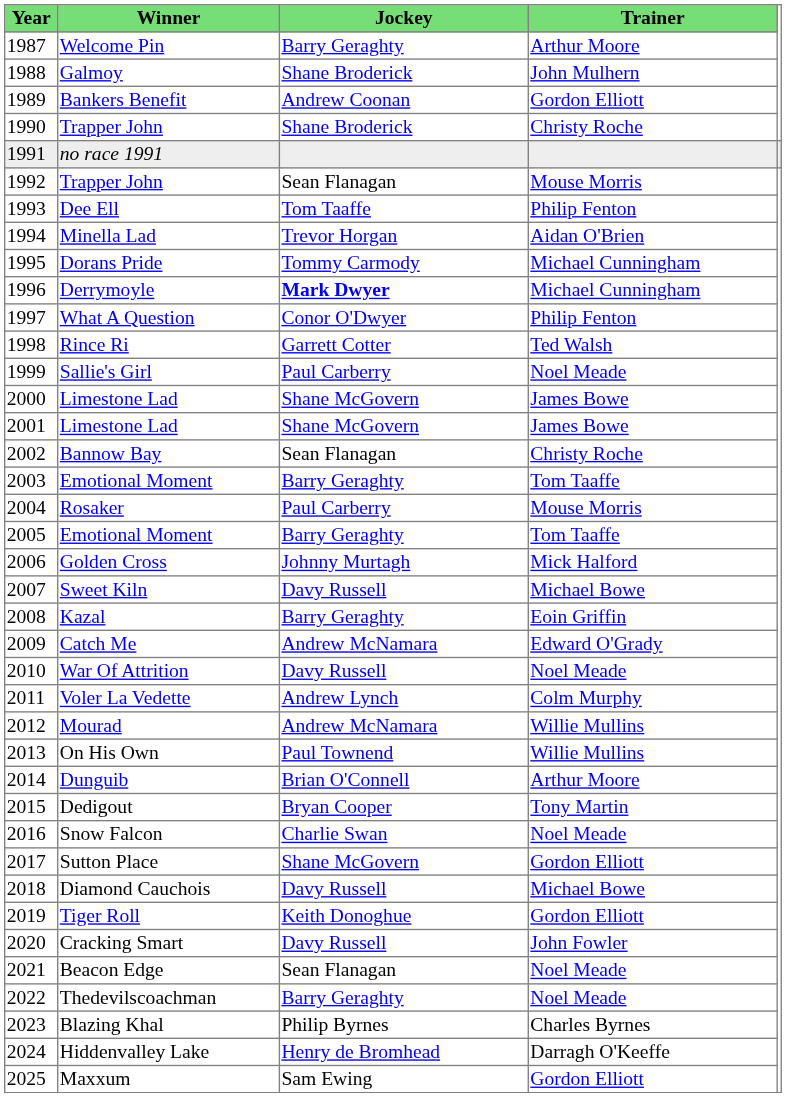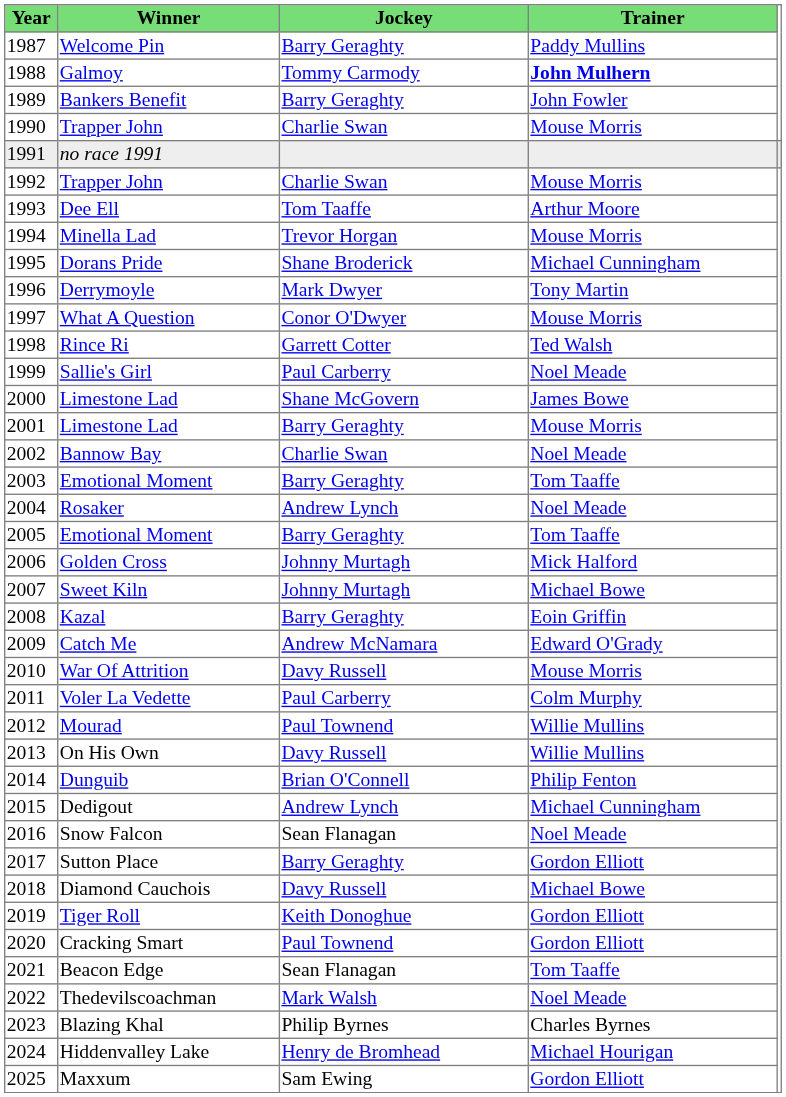(585, 45) Arthur Moore -> (588, 45) Paddy Mullins
(347, 72) Shane Broderick -> (351, 72) Tommy Carmody
(585, 72) normal -> (590, 72) bold
(346, 99) Andrew Coonan -> (343, 99) Barry Geraghty
(587, 99) Gordon Elliott -> (579, 99) John Fowler
(347, 126) Shane Broderick -> (334, 126) Charlie Swan
(587, 126) Christy Roche -> (586, 126) Mouse Morris
(339, 181) Sean Flanagan -> (334, 181) Charlie Swan
(583, 208) Philip Fenton -> (585, 208) Arthur Moore
(587, 235) Aidan O'Brien -> (586, 235) Mouse Morris
(351, 262) Tommy Carmody -> (347, 262) Shane Broderick
(336, 290) bold -> (332, 290) normal
(615, 290) Michael Cunningham -> (579, 290) Tony Martin
(583, 317) Philip Fenton -> (586, 317) Mouse Morris
(350, 426) Shane McGovern -> (343, 426) Barry Geraghty
(580, 426) James Bowe -> (586, 426) Mouse Morris
(339, 453) Sean Flanagan -> (334, 453) Charlie Swan
(587, 453) Christy Roche -> (578, 453) Noel Meade
(336, 507) Paul Carberry -> (340, 507) Andrew Lynch
(586, 507) Mouse Morris -> (578, 507) Noel Meade
(334, 589) Davy Russell -> (346, 589) Johnny Murtagh
(578, 670) Noel Meade -> (586, 670) Mouse Morris
(340, 698) Andrew Lynch -> (336, 698) Paul Carberry
(359, 725) Andrew McNamara -> (337, 725) Paul Townend
(337, 752) Paul Townend -> (334, 752) Davy Russell
(585, 779) Arthur Moore -> (583, 779) Philip Fenton
(337, 806) Bryan Cooper -> (340, 806) Andrew Lynch
(579, 806) Tony Martin -> (615, 806) Michael Cunningham
(334, 834) Charlie Swan -> (339, 834) Sean Flanagan
(350, 861) Shane McGovern -> (343, 861) Barry Geraghty
(334, 942) Davy Russell -> (337, 942) Paul Townend
(579, 942) John Fowler -> (587, 942) Gordon Elliott
(578, 970) Noel Meade -> (575, 970) Tom Taaffe
(343, 997) Barry Geraghty -> (329, 997) Mark Walsh
(600, 1051) Darragh O'Keeffe -> (602, 1051) Michael Hourigan
